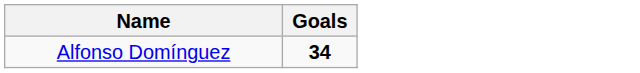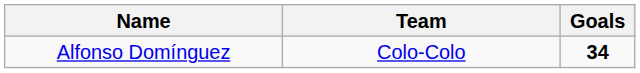+ column: (421, 21)
